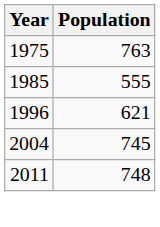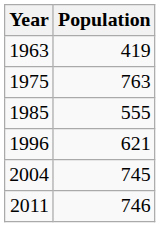+ row: (29, 51)
(136, 175) 748 -> (136, 206) 746
